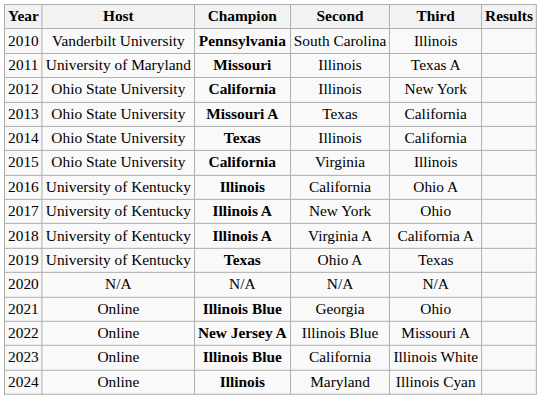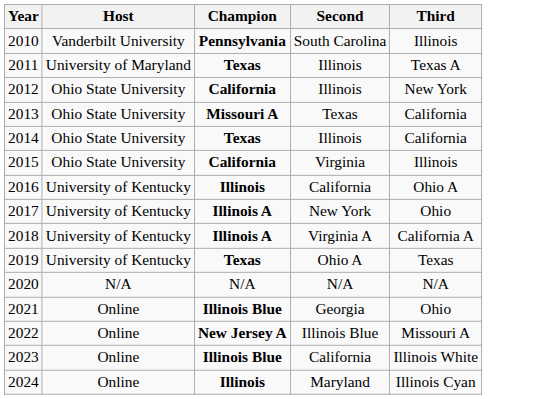- column: (509, 16)
(242, 65) Missouri -> (242, 65) Texas
